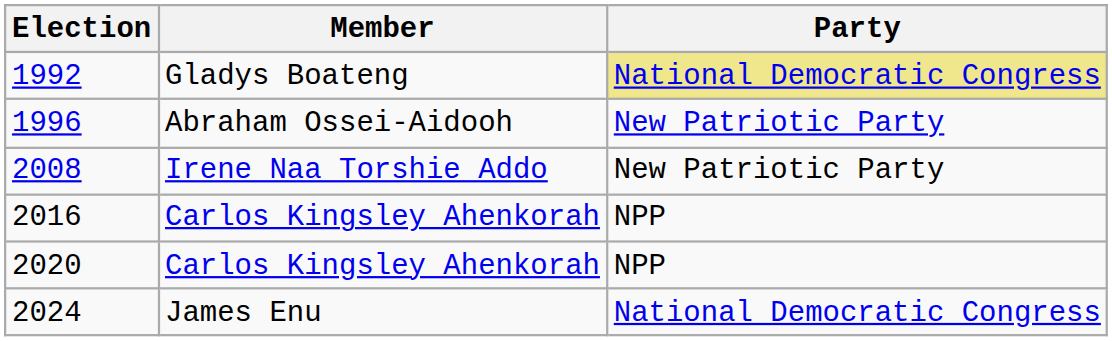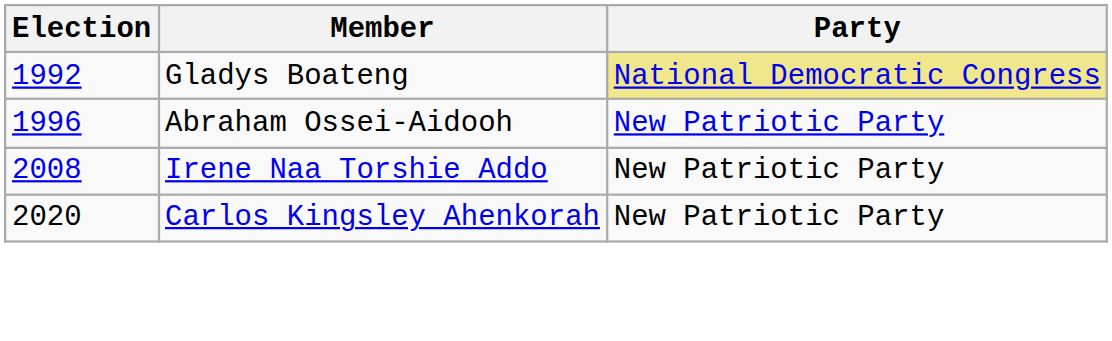- row: (47, 218)
(640, 265) NPP -> (779, 218) New Patriotic Party
- row: (47, 312)
